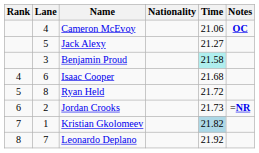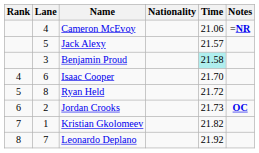(240, 28) OC -> (240, 28) =NR
(212, 44) 21.27 -> (212, 44) 21.57
(212, 76) 21.68 -> (212, 76) 21.70
(240, 108) =NR -> (240, 108) OC
(212, 124) lightblue background -> (212, 124) no background
